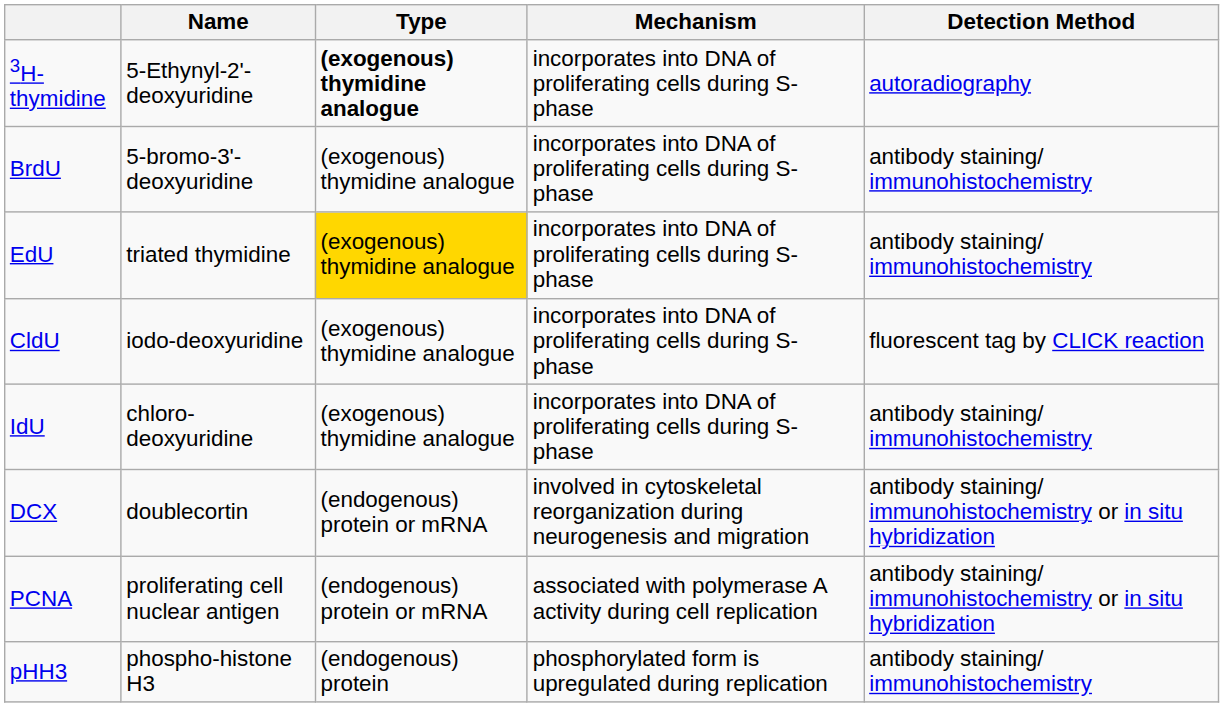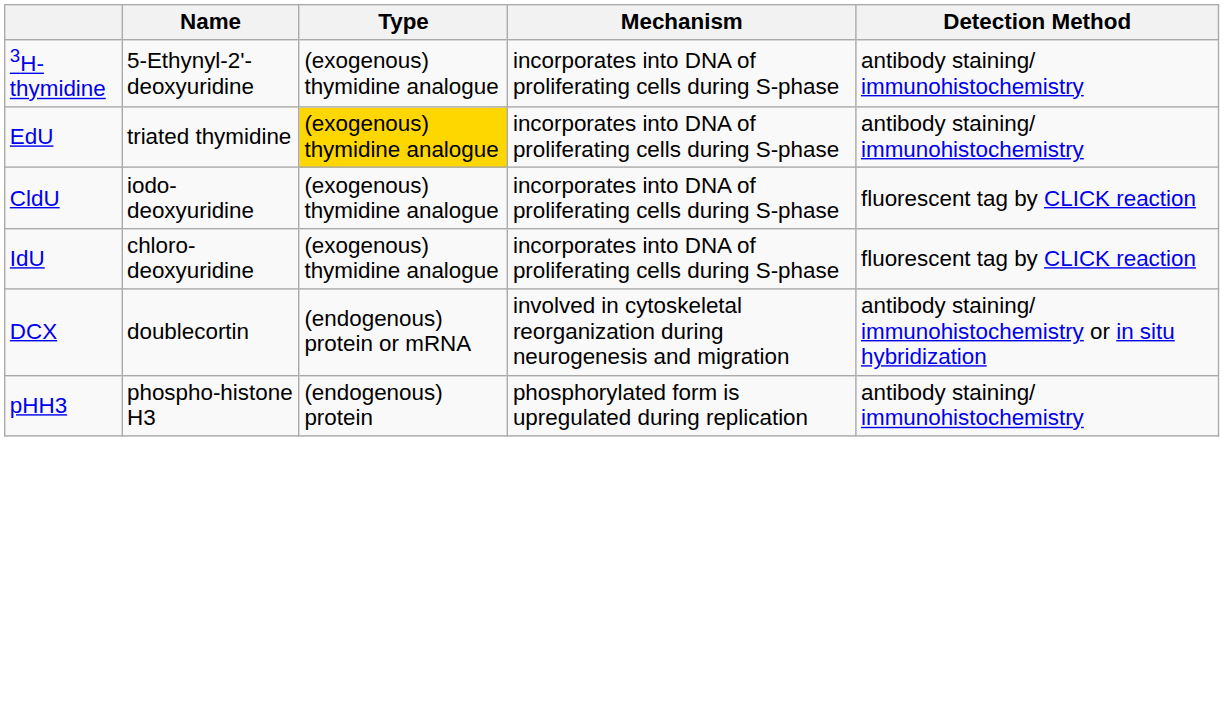(387, 82) bold -> (402, 73) normal
(950, 82) autoradiography -> (972, 73) antibody staining/ immunohistochemistry
- row: (35, 168)
(981, 426) antibody staining/ immunohistochemistry -> (1028, 258) fluorescent tag by CLICK reaction
- row: (41, 598)
